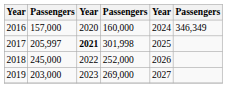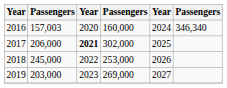(46, 28) 157,000 -> (46, 28) 157,003
(191, 28) 346,349 -> (191, 28) 346,340
(46, 44) 205,997 -> (46, 44) 206,000
(118, 44) 301,998 -> (118, 44) 302,000
(118, 59) 252,000 -> (118, 59) 253,000
